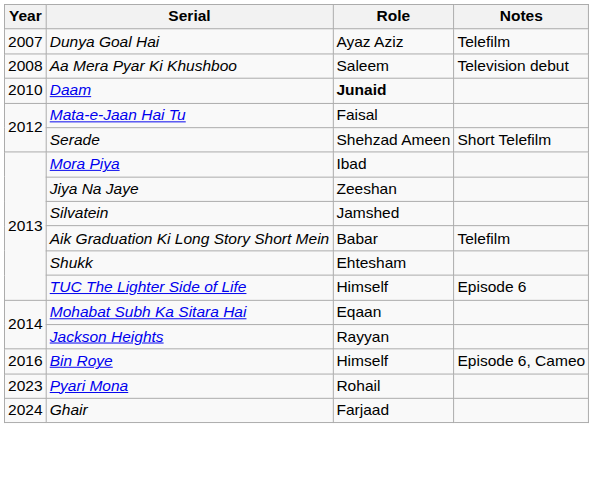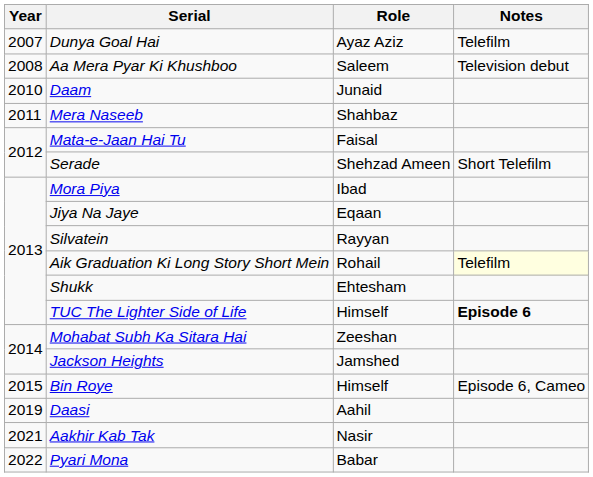(361, 90) bold -> (359, 90) normal
+ row: (96, 115)
(367, 189) Zeeshan -> (359, 213) Eqaan
(368, 213) Jamshed -> (363, 238) Rayyan
(357, 238) Babar -> (358, 262) Rohail
(484, 238) no background -> (484, 262) lightyellow background
(492, 287) normal -> (494, 312) bold
(359, 312) Eqaan -> (367, 336) Zeeshan
(363, 336) Rayyan -> (368, 361) Jamshed
(25, 361) 2016 -> (25, 386) 2015
+ row: (70, 410)
+ row: (102, 435)
(25, 386) 2023 -> (25, 459) 2022
(358, 386) Rohail -> (357, 459) Babar
- row: (69, 410)
